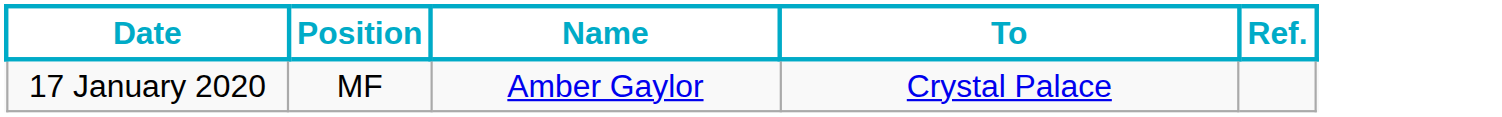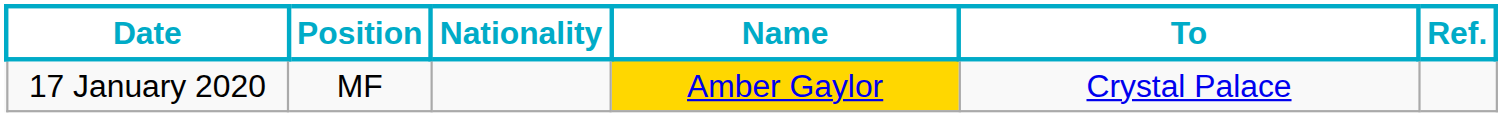+ column: (521, 33)
(605, 85) no background -> (785, 85) gold background
